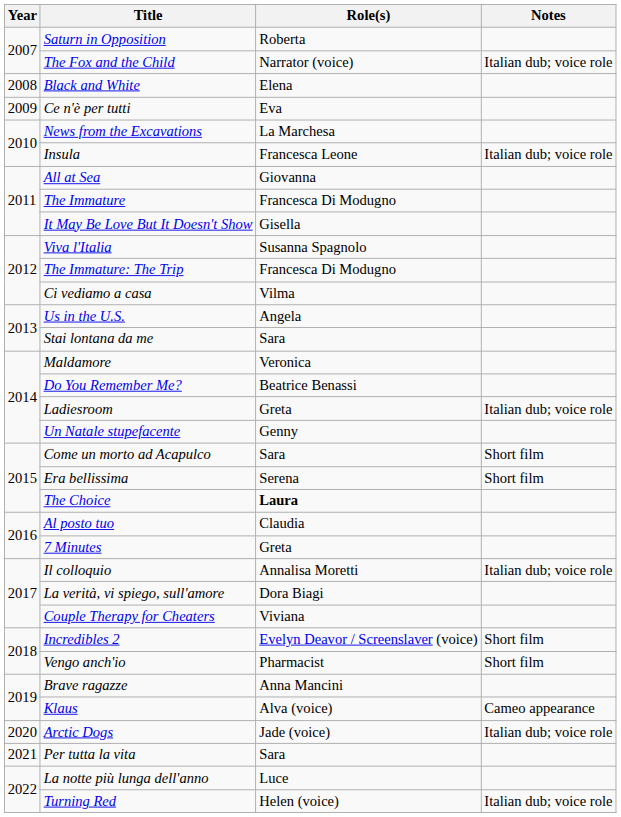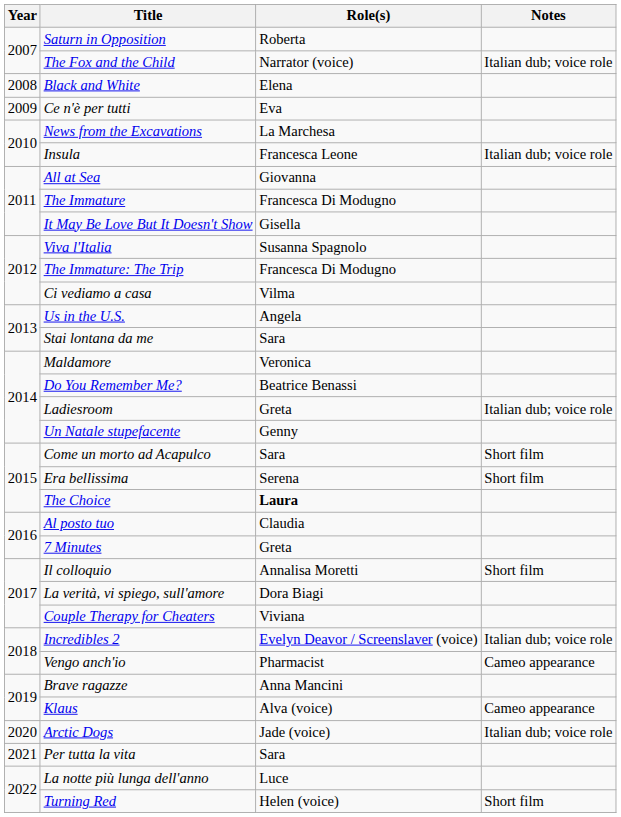(548, 570) Italian dub; voice role -> (514, 570) Short film
(514, 639) Short film -> (548, 639) Italian dub; voice role
(514, 662) Short film -> (539, 662) Cameo appearance
(548, 801) Italian dub; voice role -> (514, 801) Short film
